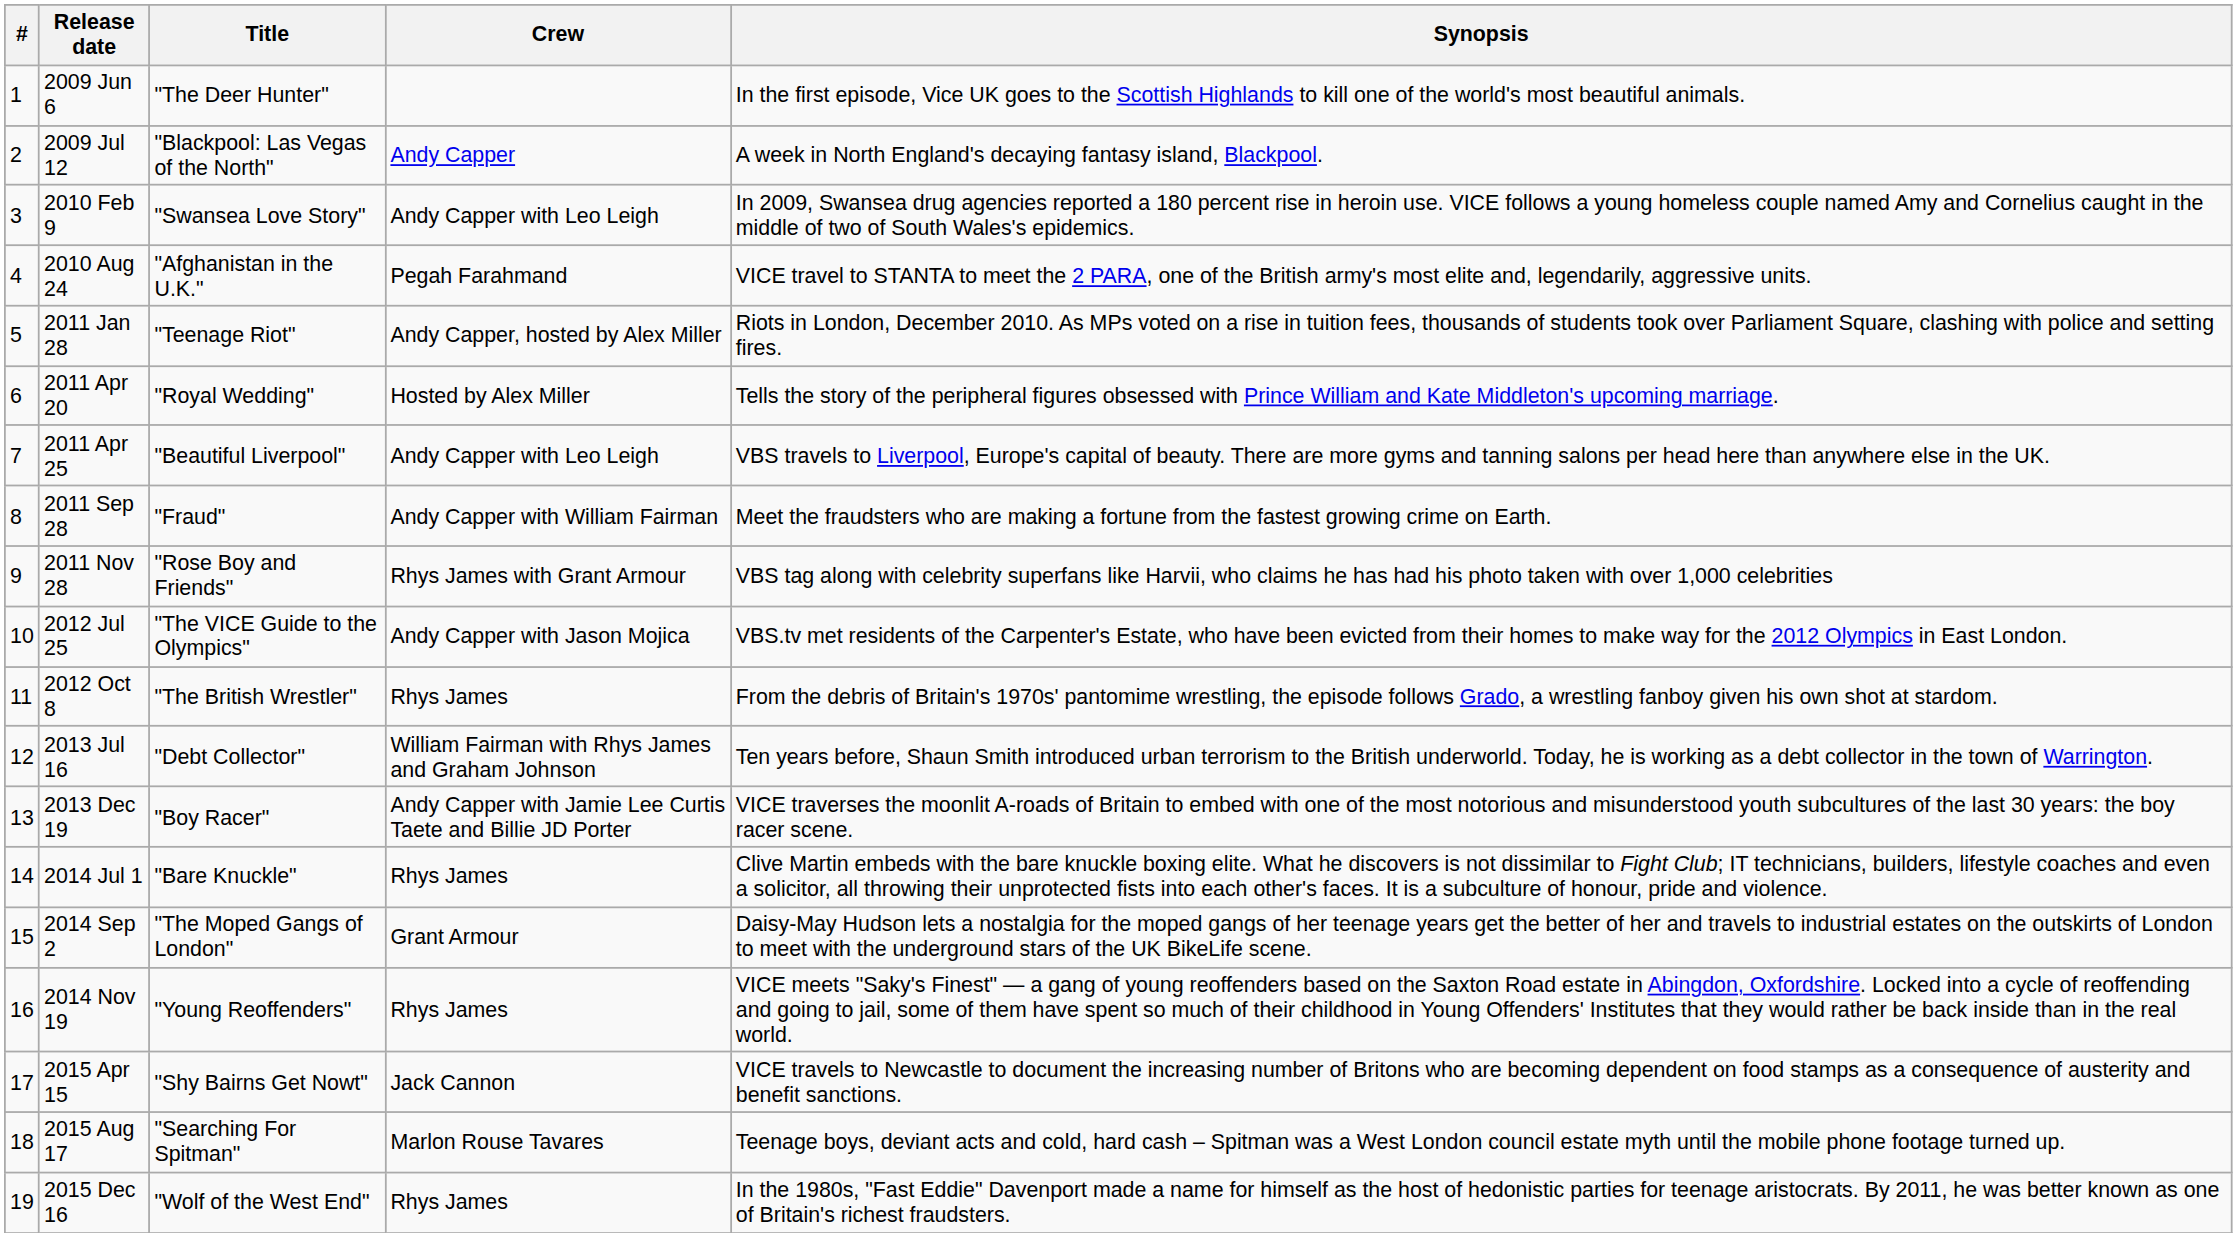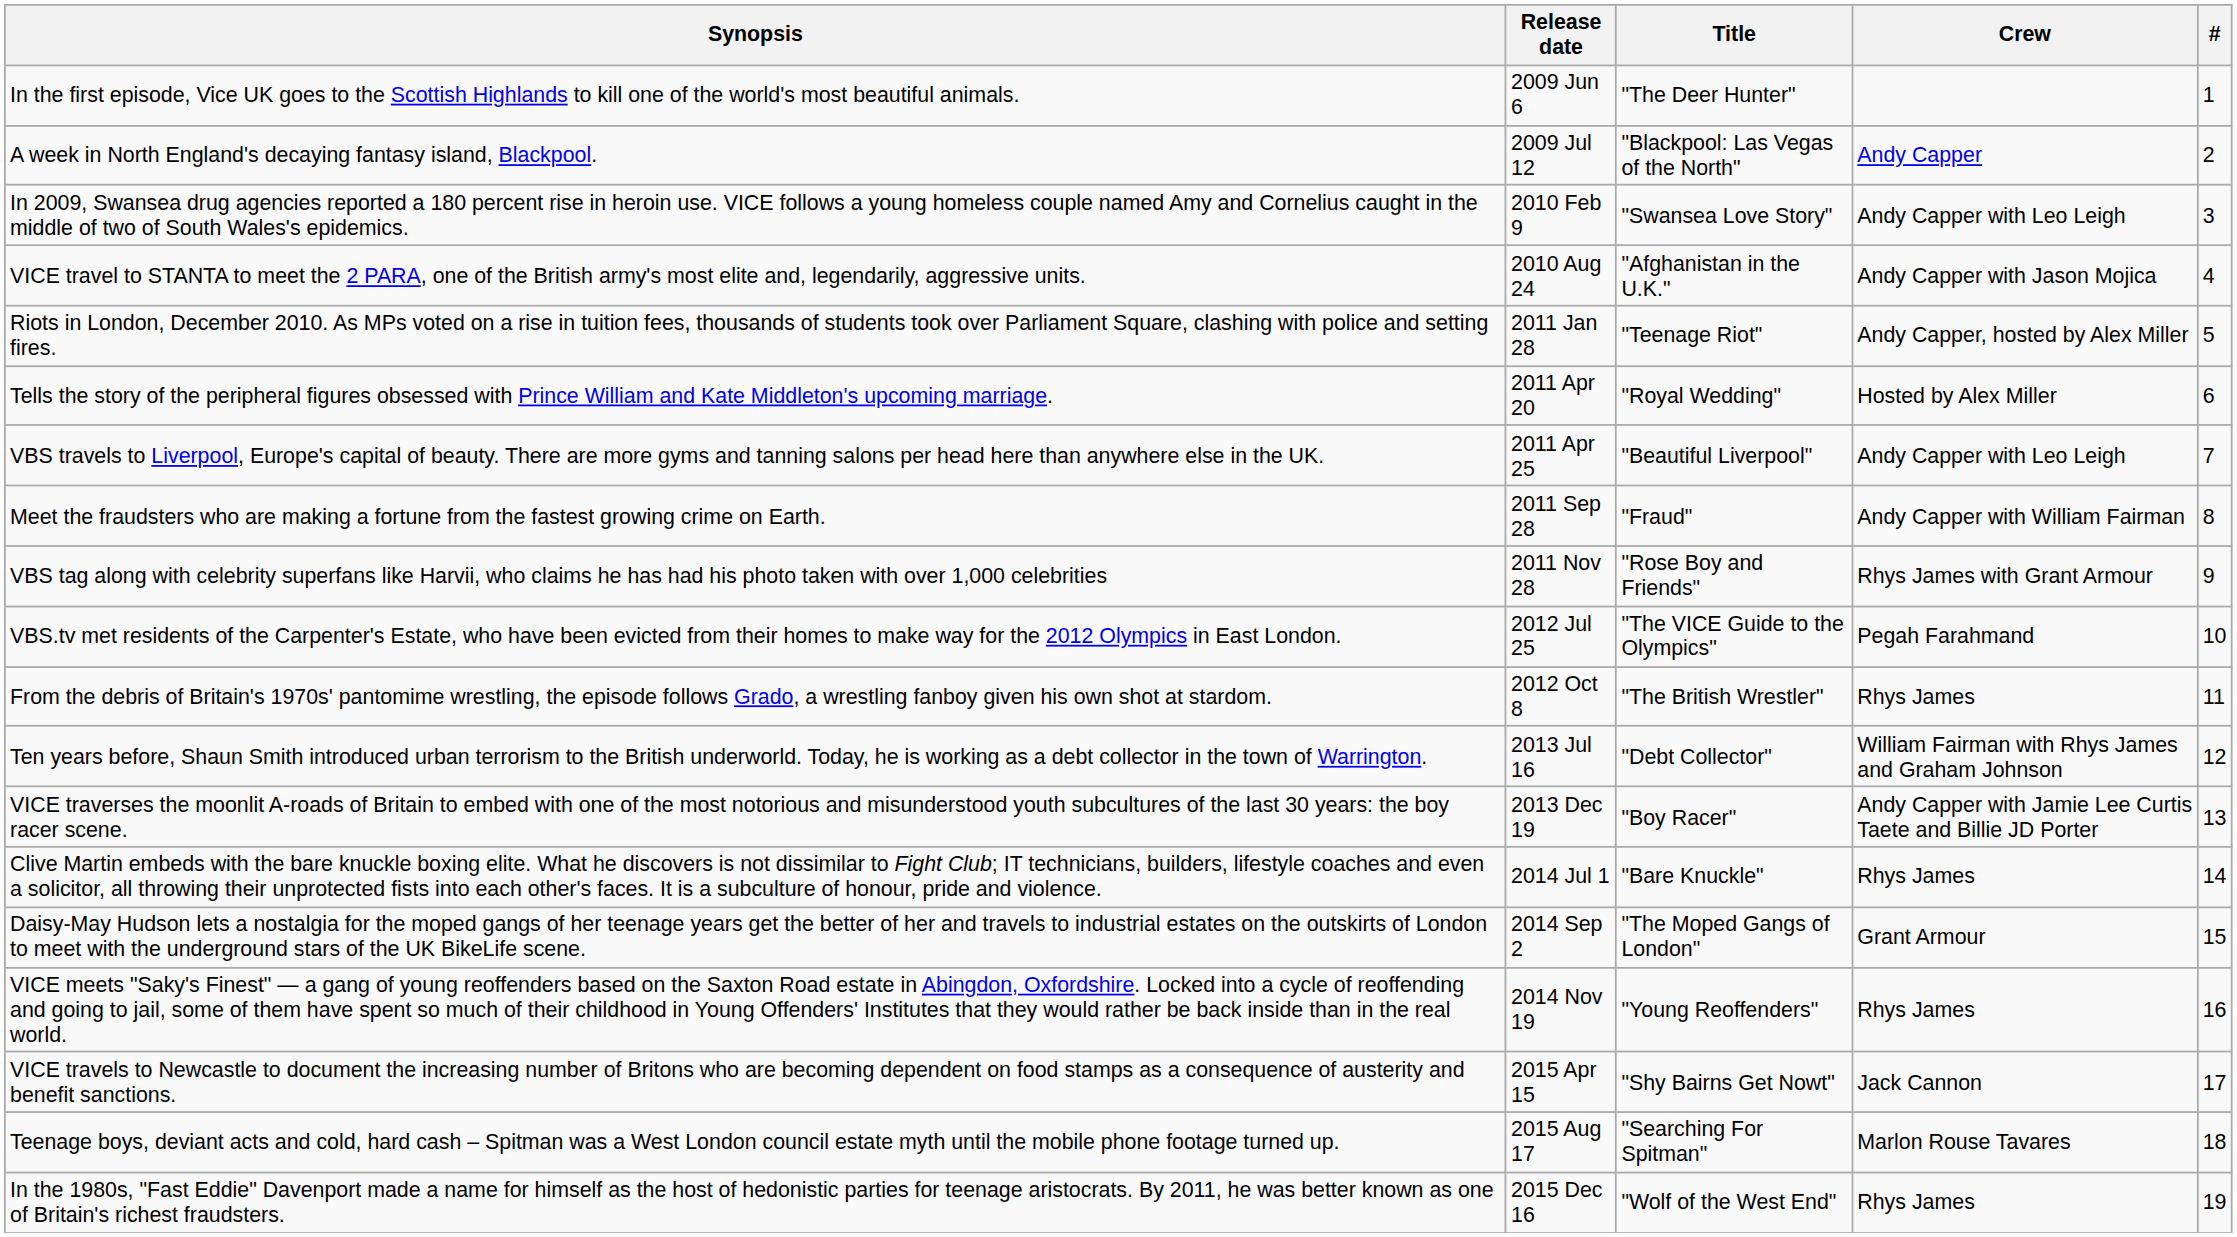columns swapped: (22, 35) <-> (1481, 35)
(479, 275) Pegah Farahmand -> (2007, 275) Andy Capper with Jason Mojica
(540, 636) Andy Capper with Jason Mojica -> (1946, 636) Pegah Farahmand
